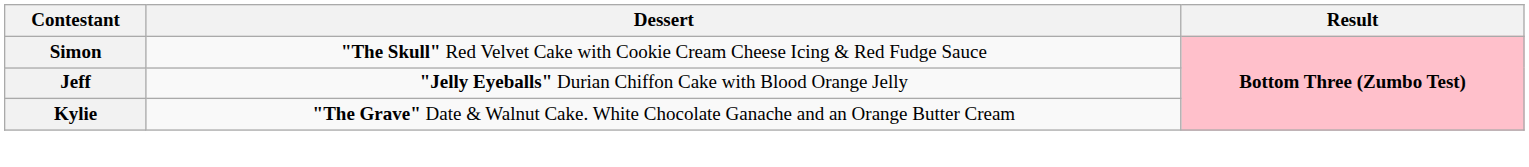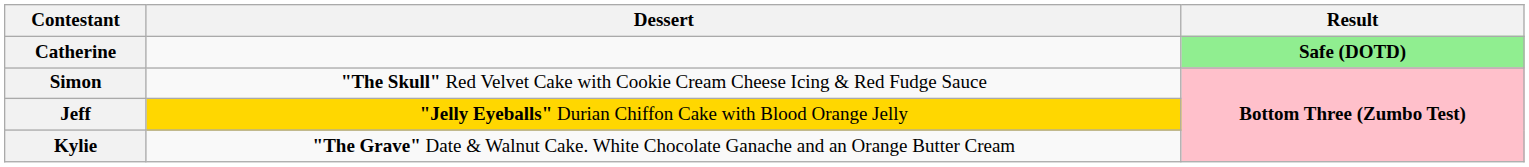+ row: (76, 51)
(664, 83) no background -> (664, 114) gold background
